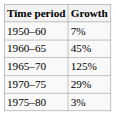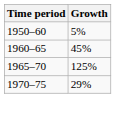(78, 31) 7% -> (78, 31) 5%
- row: (27, 102)
